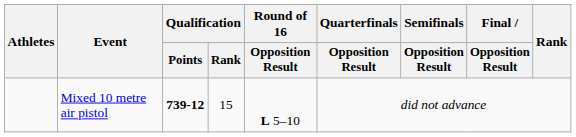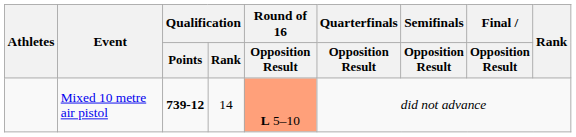(226, 105) 15 -> (226, 105) 14
(280, 121) no background -> (280, 121) lightsalmon background
